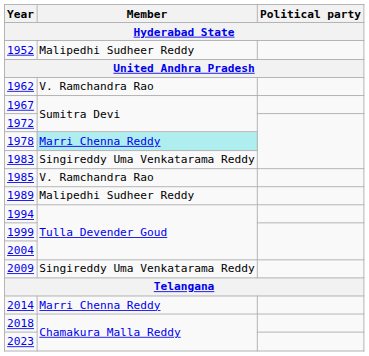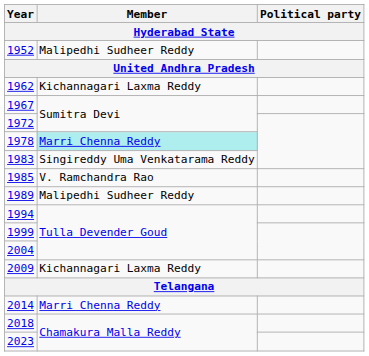(97, 86) V. Ramchandra Rao -> (120, 86) Kichannagari Laxma Reddy
(147, 269) Singireddy Uma Venkatarama Reddy -> (120, 269) Kichannagari Laxma Reddy
